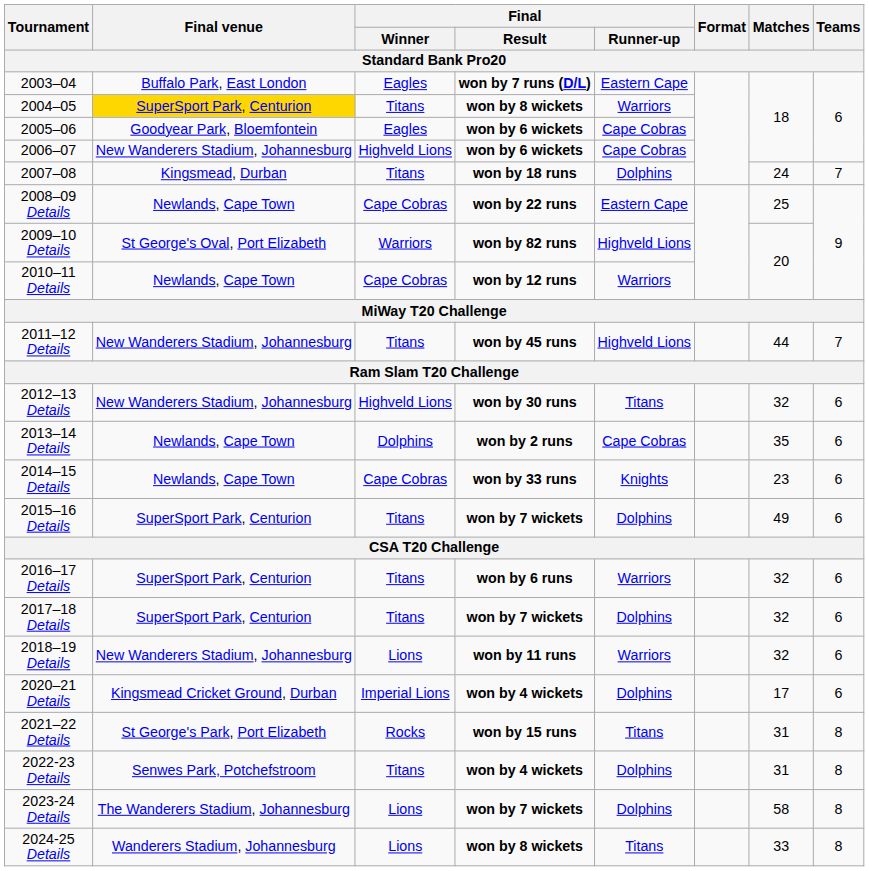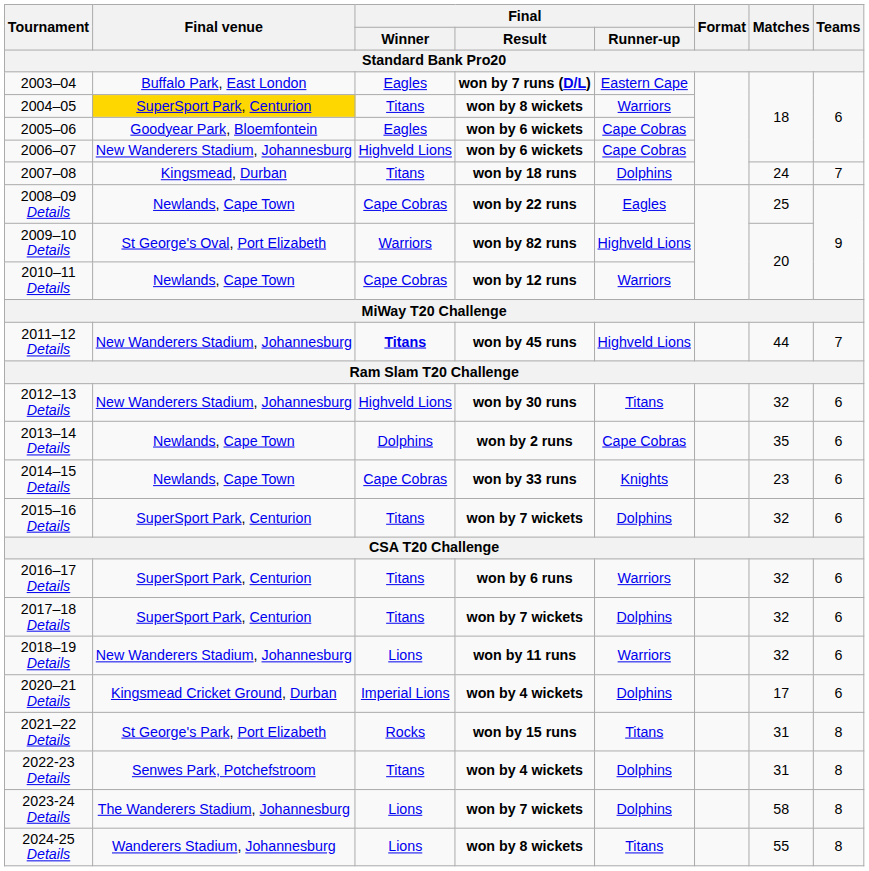(644, 204) Eastern Cape -> (644, 204) Eagles
(405, 342) normal -> (405, 342) bold
(781, 518) 49 -> (781, 518) 32
(781, 847) 33 -> (781, 847) 55
